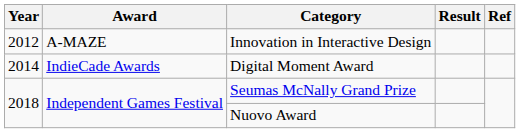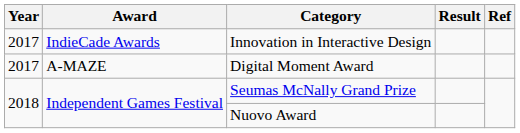(24, 41) 2012 -> (24, 41) 2017
(76, 41) A-MAZE -> (103, 41) IndieCade Awards
(24, 66) 2014 -> (24, 66) 2017
(103, 66) IndieCade Awards -> (76, 66) A-MAZE
